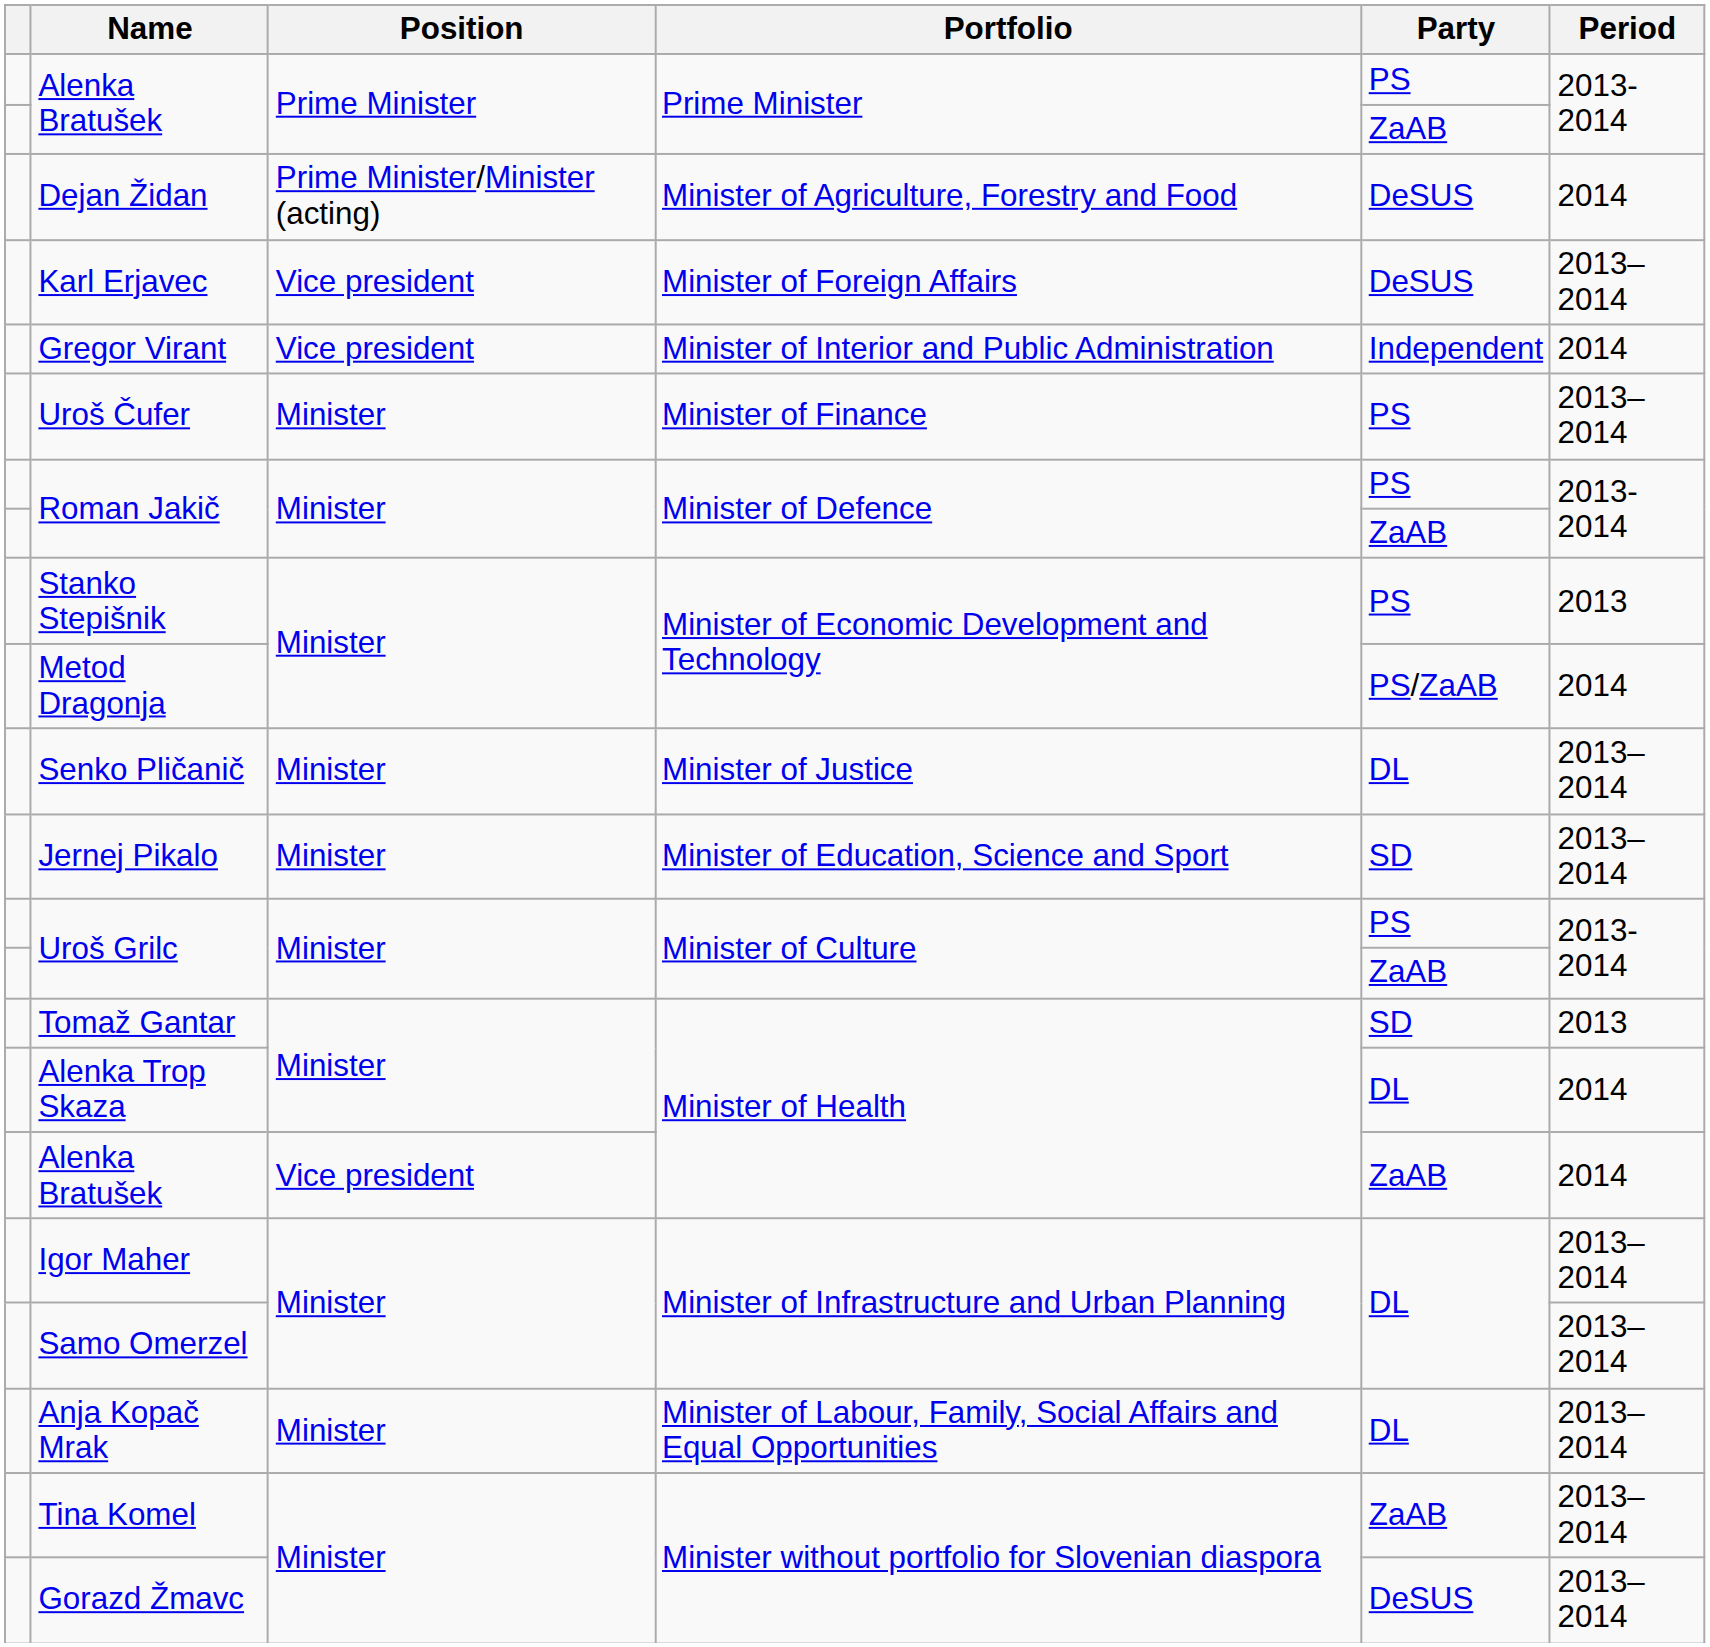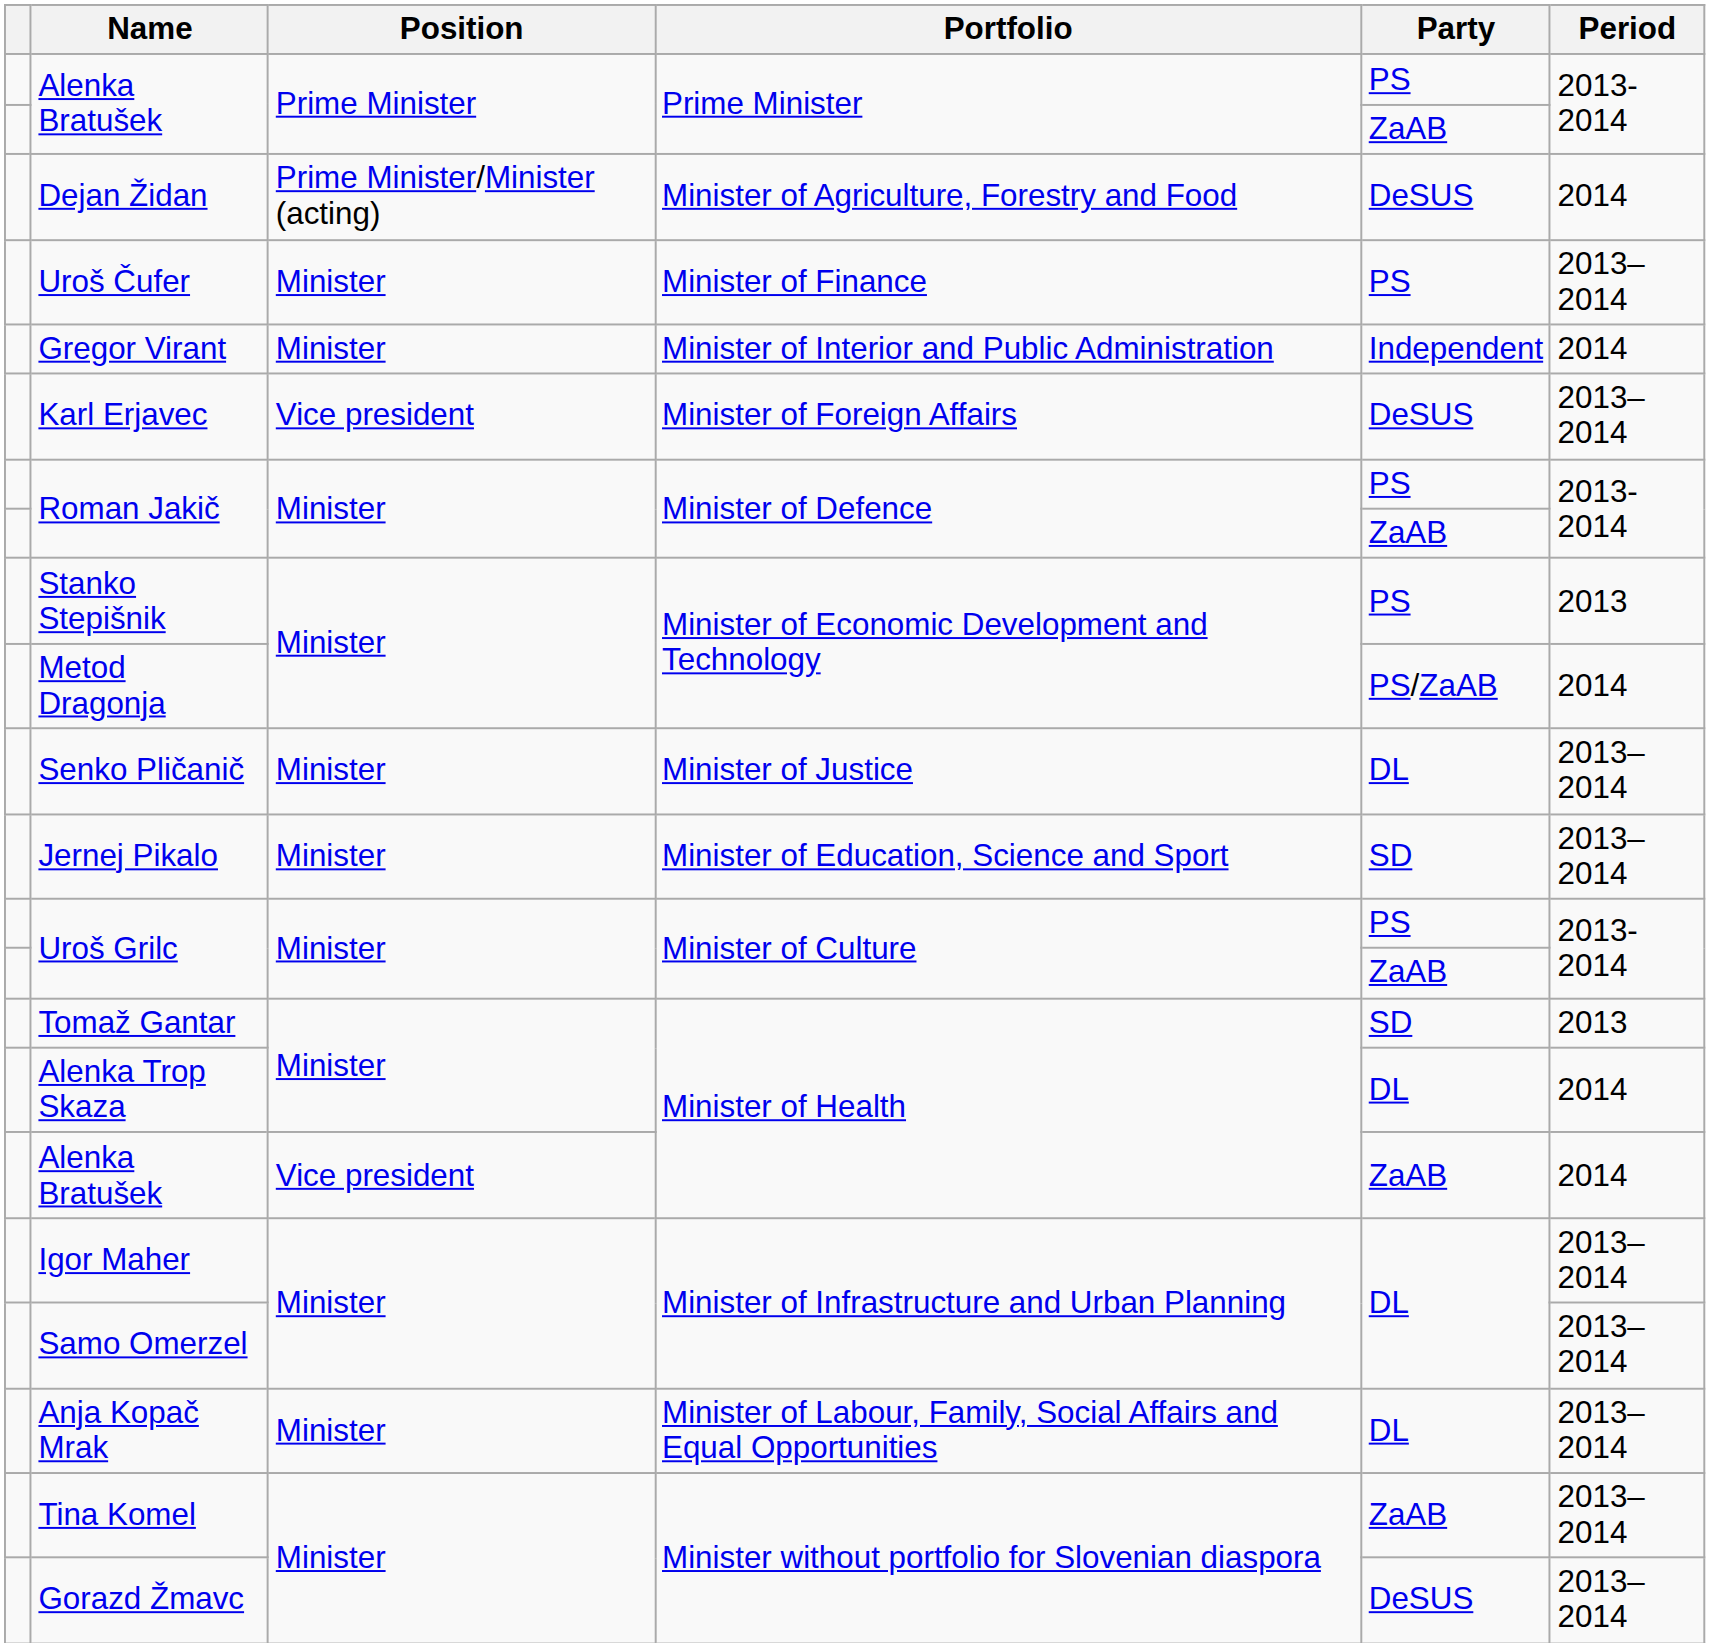rows swapped: (123, 281) <-> (114, 415)
(375, 348) Vice president -> (331, 348) Minister
